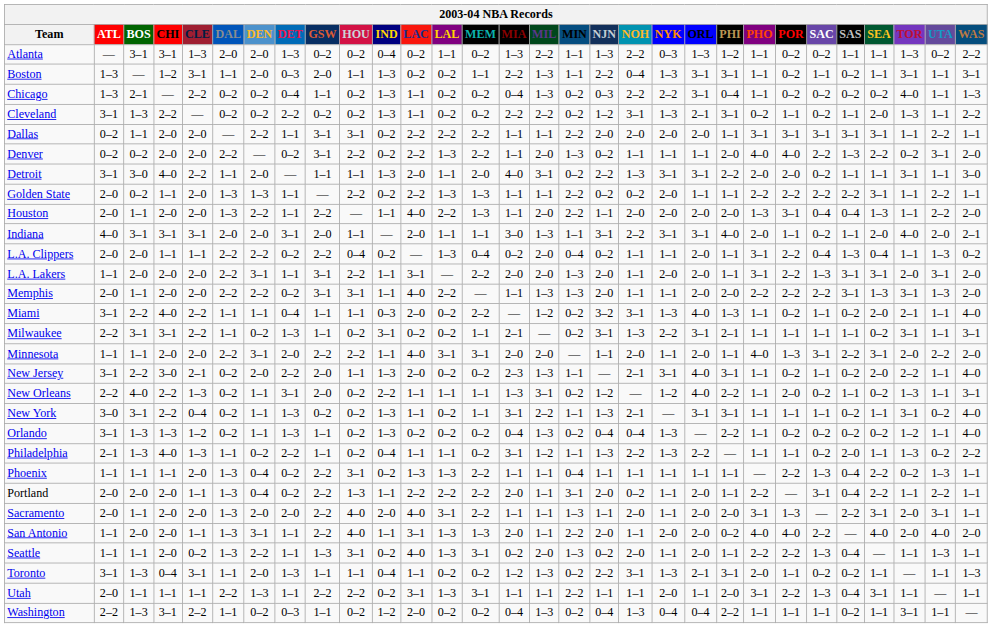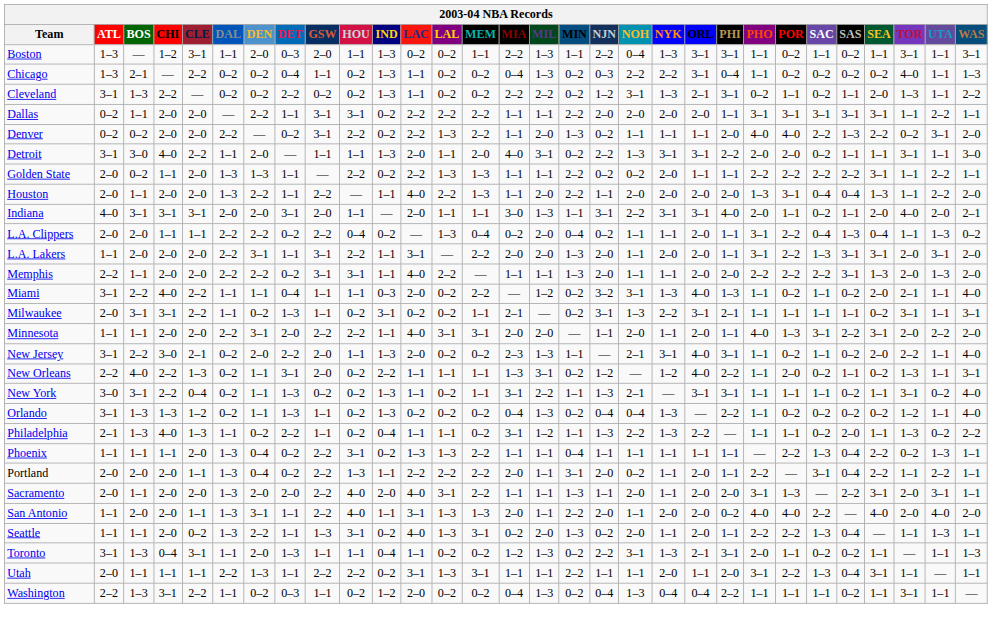- row: (25, 54)
(109, 294) 2–0 -> (109, 274) 2–2
(544, 294) 1–3 -> (544, 274) 1–1
(909, 294) 3–1 -> (909, 274) 2–0
(109, 334) 2–2 -> (109, 314) 2–0
